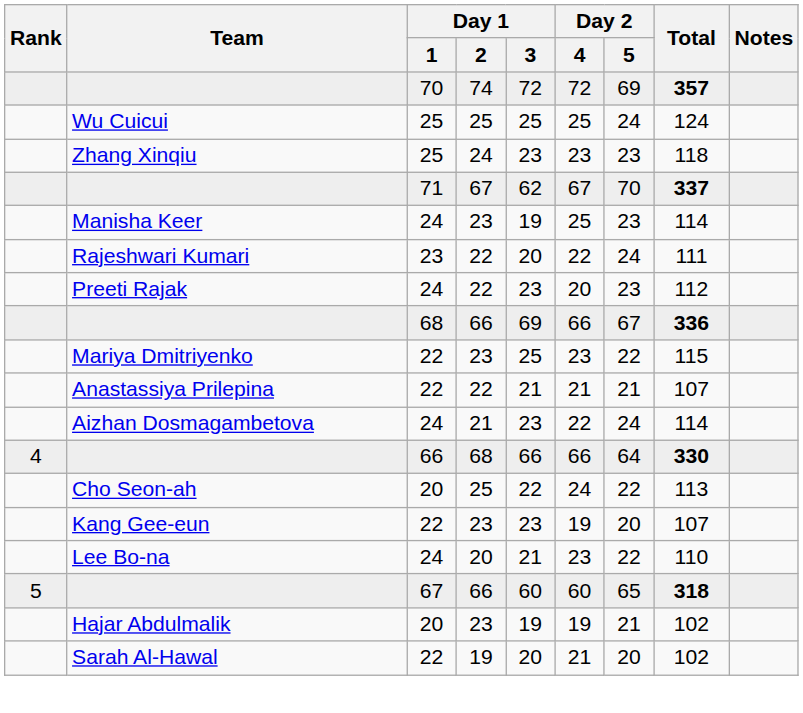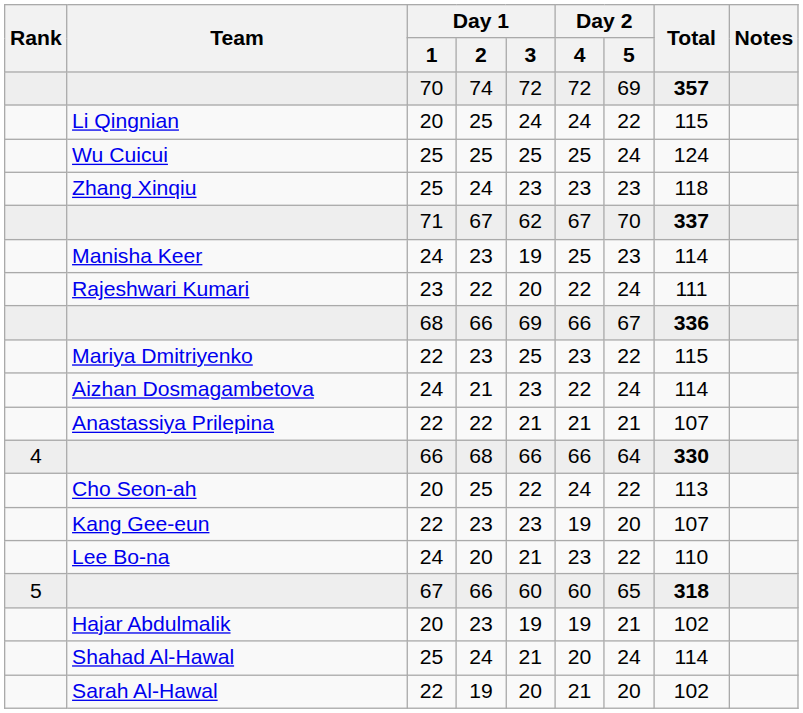+ row: (125, 121)
- row: (130, 289)
rows swapped: (193, 423) <-> (173, 389)
+ row: (153, 657)
